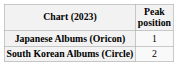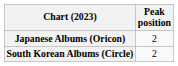(154, 38) 1 -> (154, 38) 2
